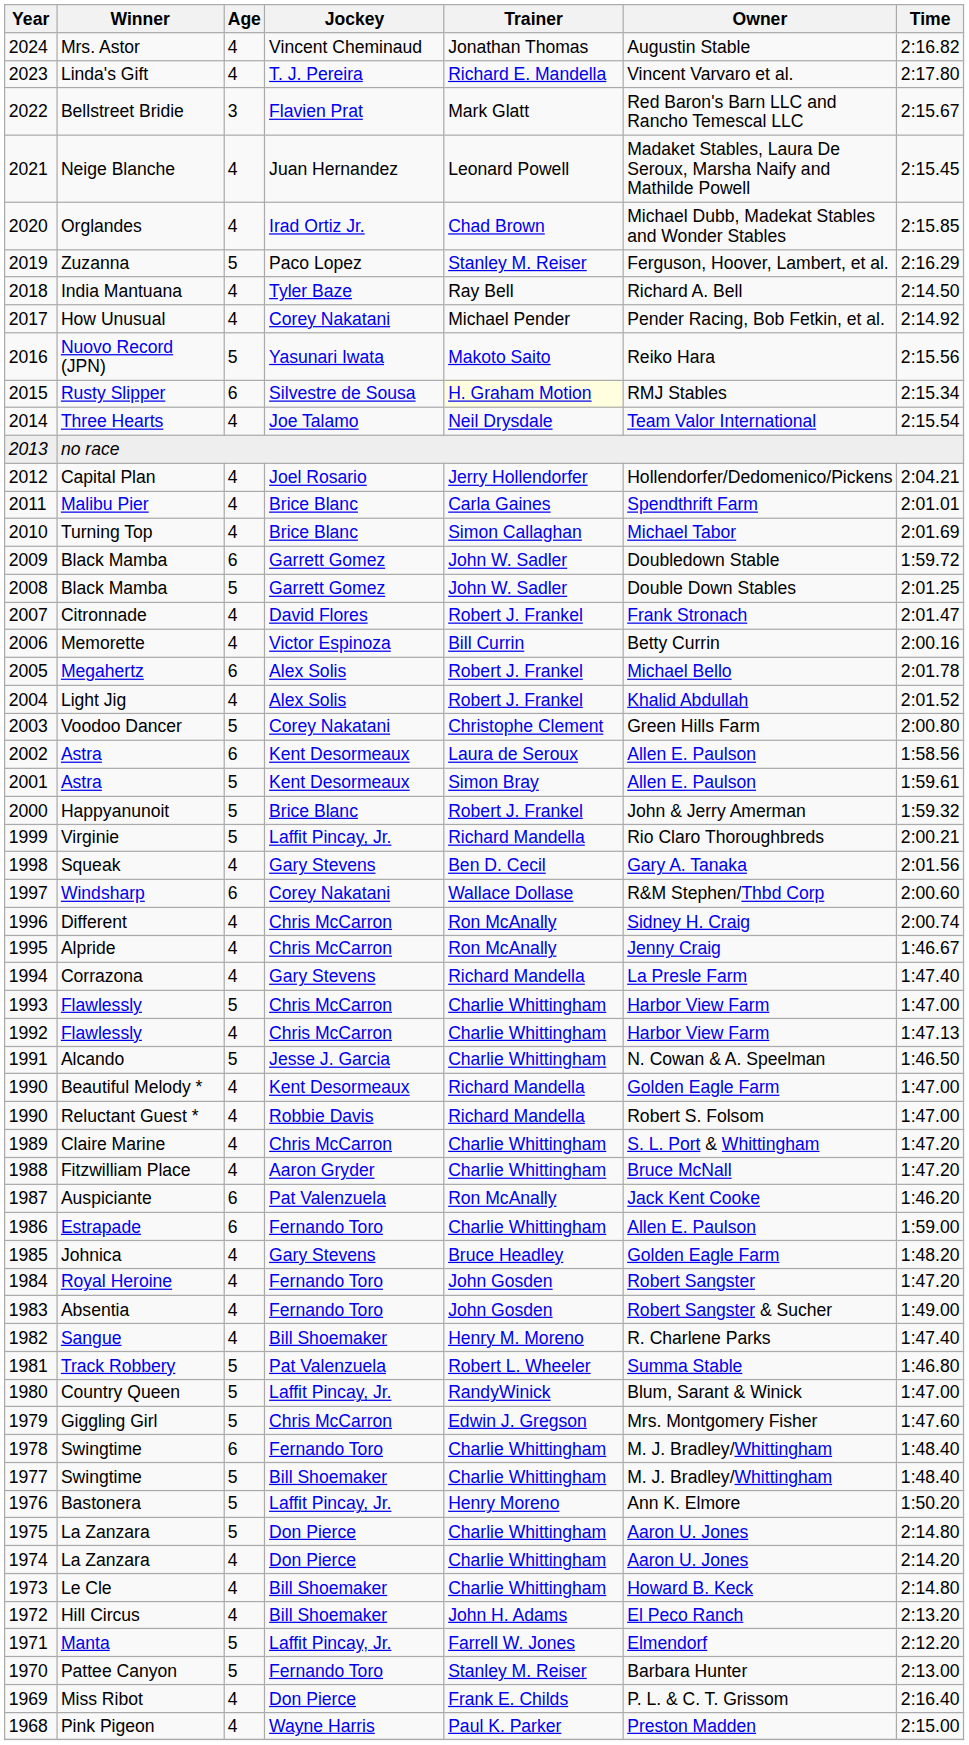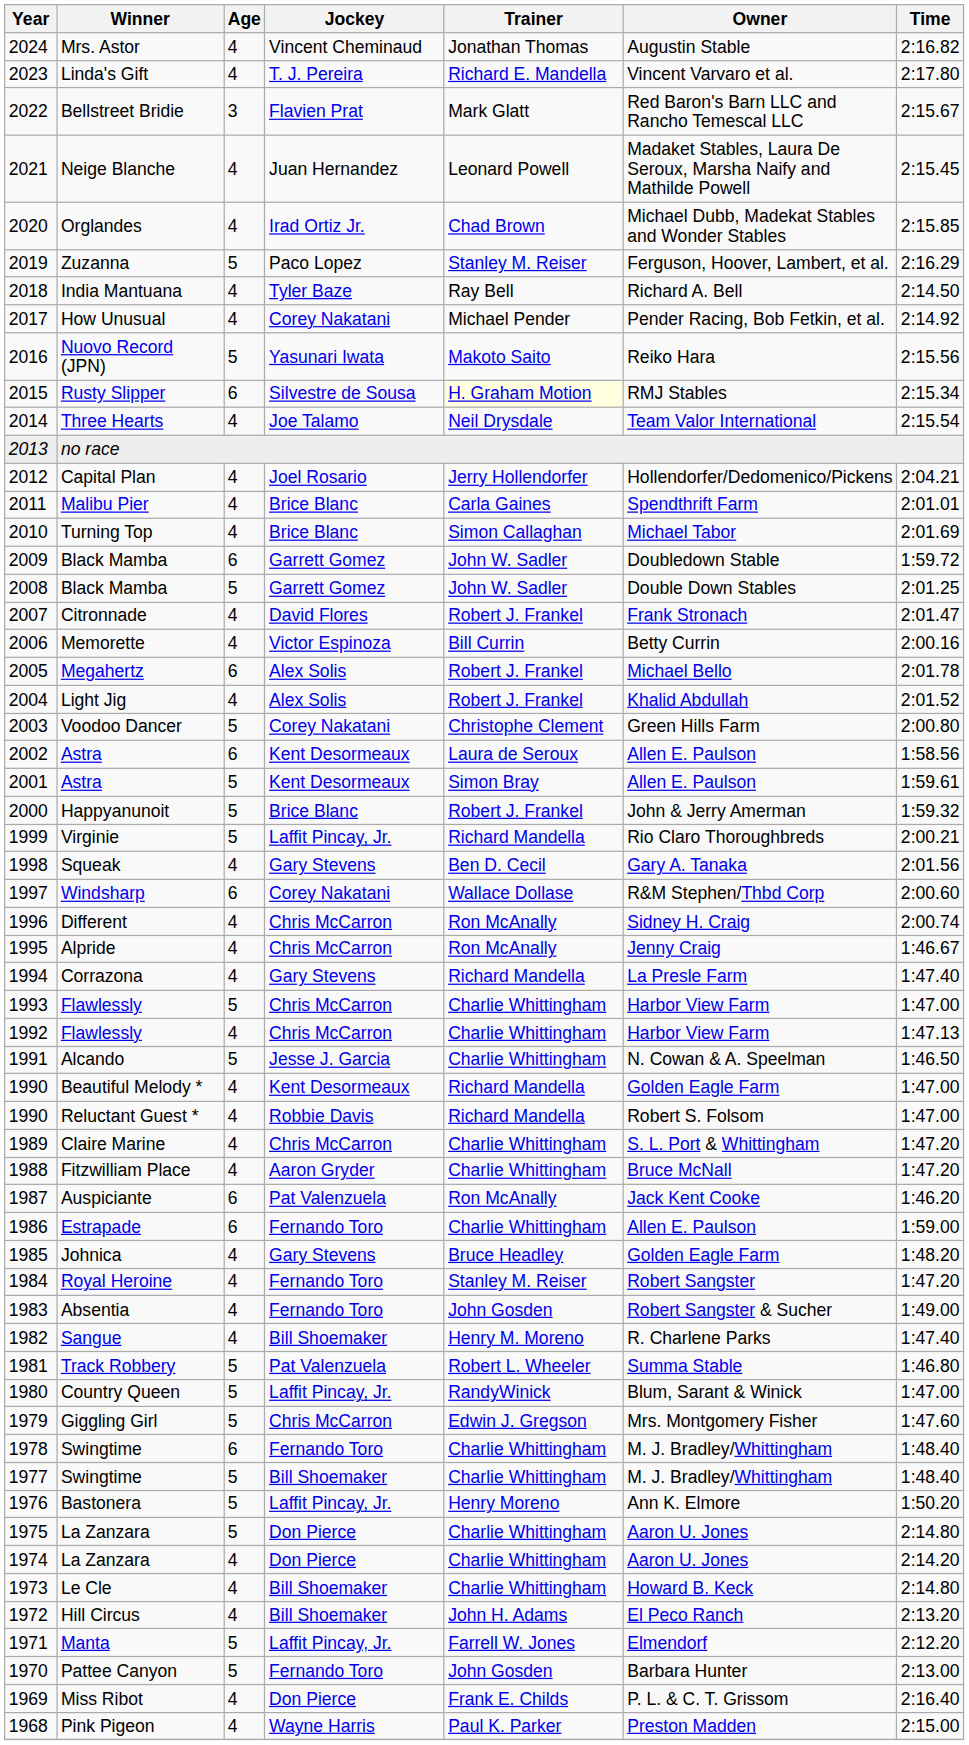(500, 1282) John Gosden -> (517, 1282) Stanley M. Reiser
(517, 1671) Stanley M. Reiser -> (500, 1671) John Gosden
